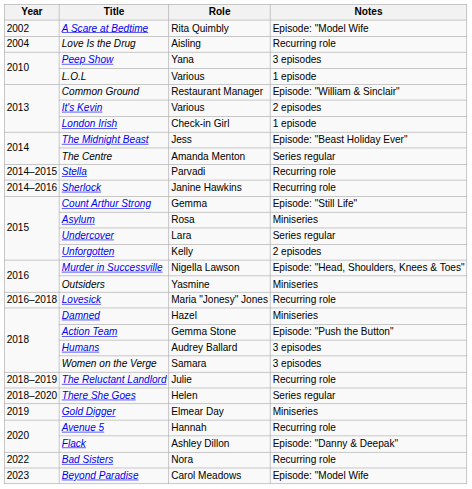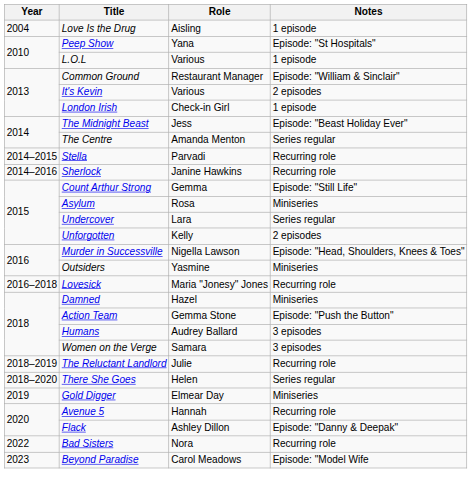- row: (105, 28)
(304, 44) Recurring role -> (294, 28) 1 episode
(297, 60) 3 episodes -> (324, 44) Episode: "St Hospitals"
